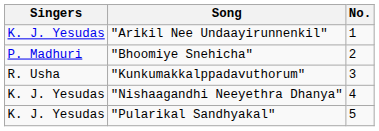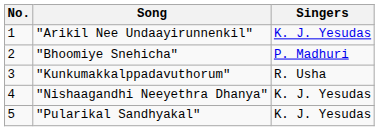columns swapped: (360, 15) <-> (56, 15)
